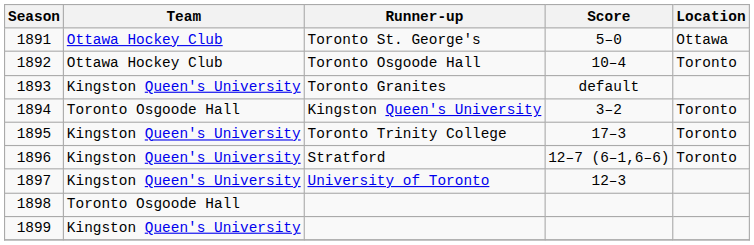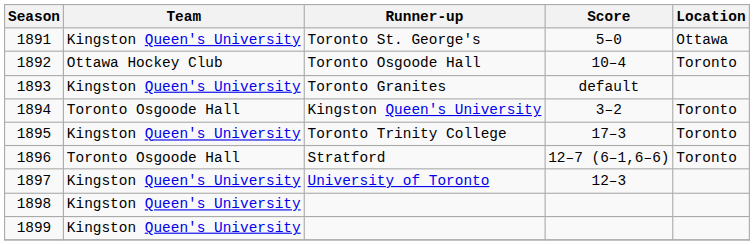(145, 40) Ottawa Hockey Club -> (184, 40) Kingston Queen's University
(184, 157) Kingston Queen's University -> (153, 157) Toronto Osgoode Hall
(153, 204) Toronto Osgoode Hall -> (184, 204) Kingston Queen's University
